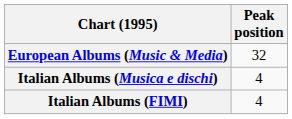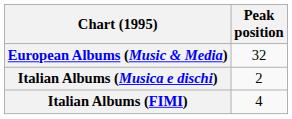(259, 78) 4 -> (259, 78) 2
